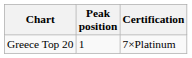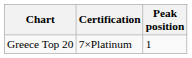columns swapped: (98, 19) <-> (153, 19)
